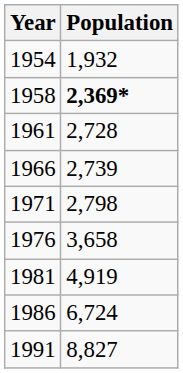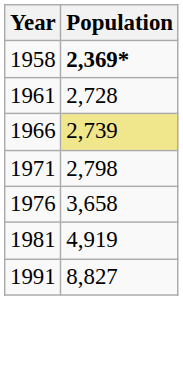- row: (33, 58)
(92, 167) no background -> (92, 131) khaki background
- row: (33, 312)
